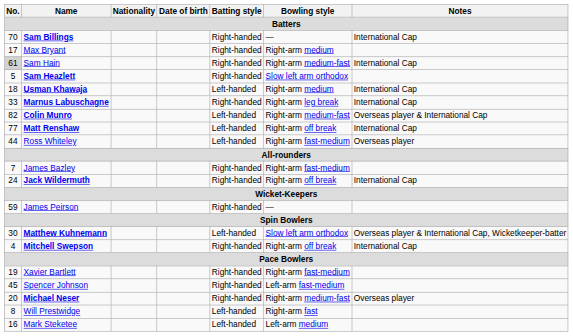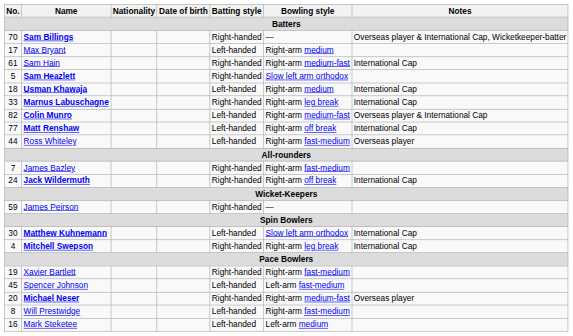(385, 37) International Cap -> (460, 37) Overseas player & International Cap, Wicketkeeper-batter
(237, 50) Right-handed -> (234, 50) Left-handed
(13, 63) lightgrey background -> (13, 63) no background
(460, 233) Overseas player & International Cap, Wicketkeeper-batter -> (385, 233) International Cap
(301, 246) Right-arm off break -> (302, 246) Right-arm leg break
(237, 285) Right-handed -> (234, 285) Left-handed
(292, 311) Right-arm fast -> (308, 311) Right-arm fast-medium
